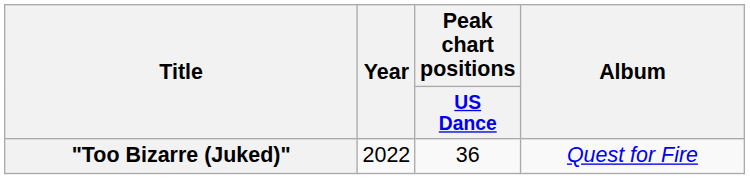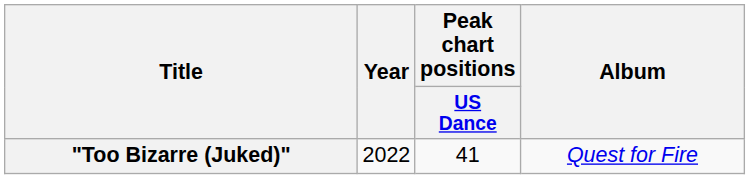(468, 155) 36 -> (468, 155) 41
